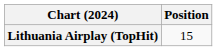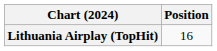(186, 35) 15 -> (186, 35) 16
